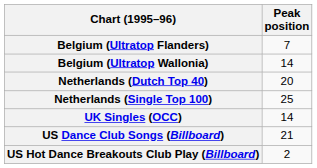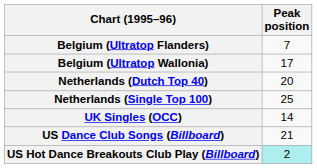(287, 63) 14 -> (287, 63) 17
(287, 154) no background -> (287, 154) paleturquoise background
